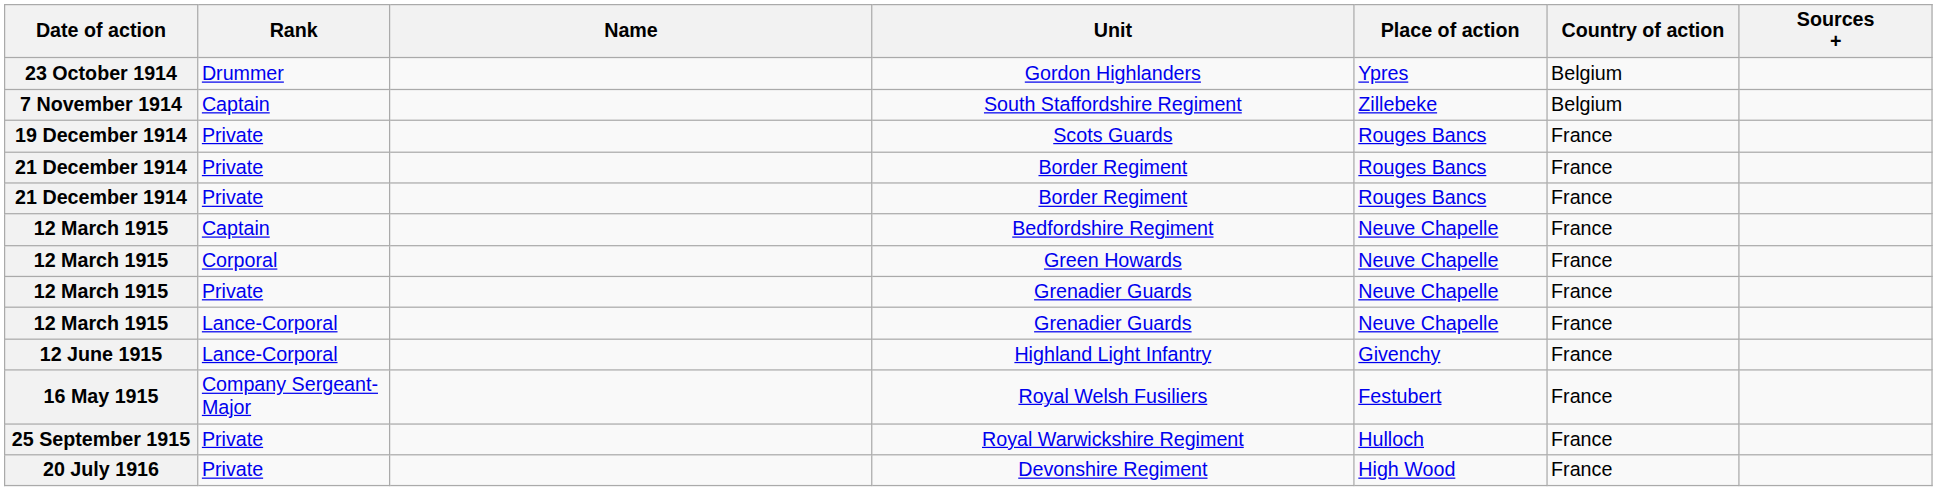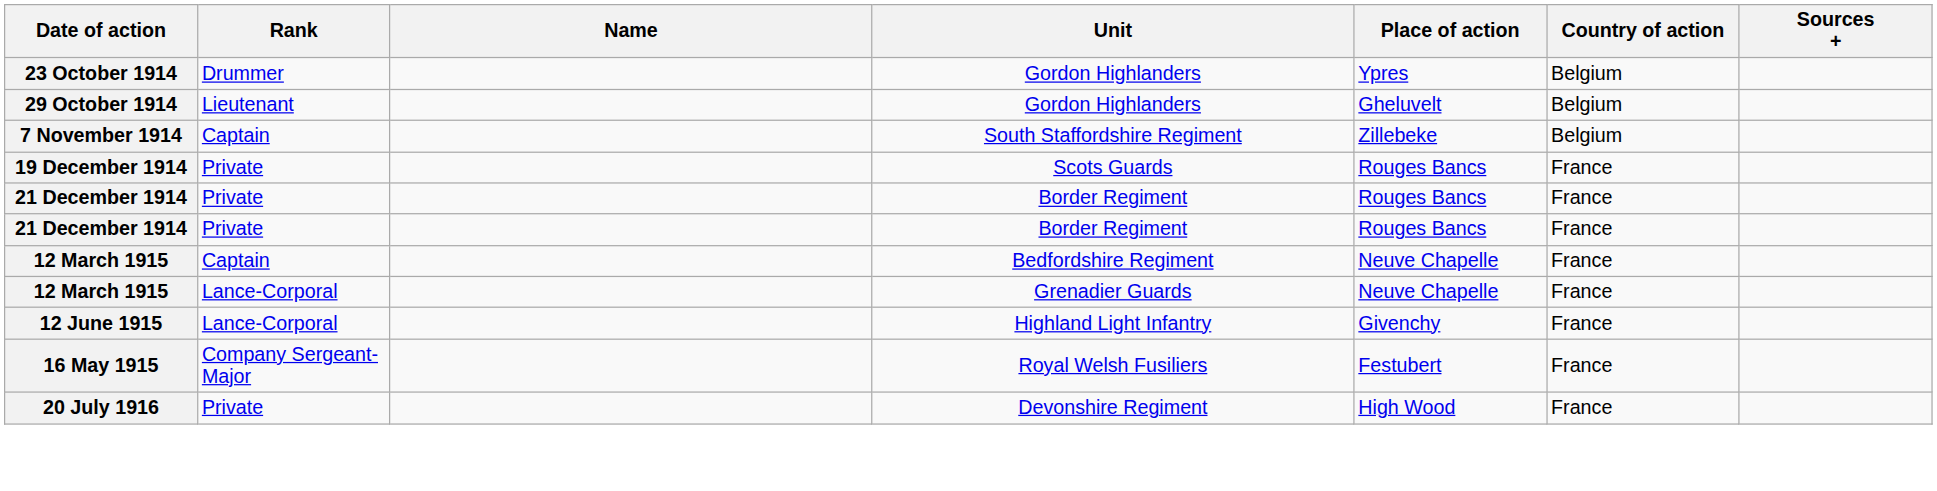+ row: (248, 104)
- row: (240, 260)
- row: (233, 291)
- row: (233, 438)
